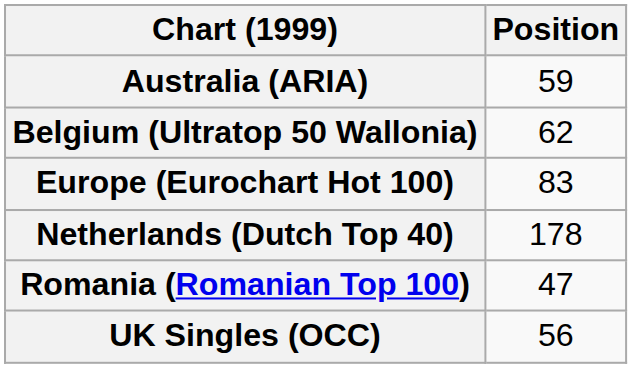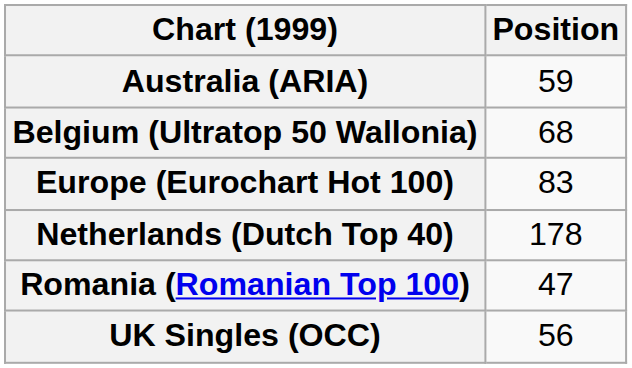(556, 132) 62 -> (556, 132) 68
